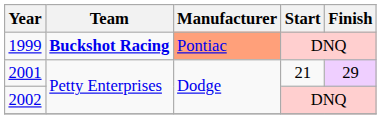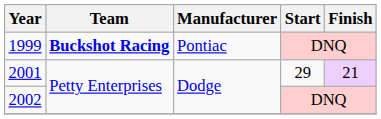(202, 45) lightsalmon background -> (202, 45) no background
(303, 73) 21 -> (303, 73) 29
(350, 73) 29 -> (350, 73) 21
